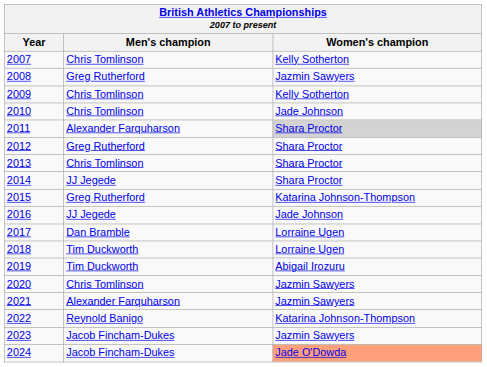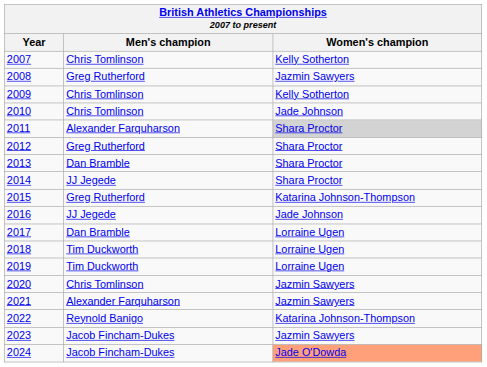(105, 163) Chris Tomlinson -> (98, 163) Dan Bramble
(310, 266) Abigail Irozuru -> (310, 266) Lorraine Ugen
